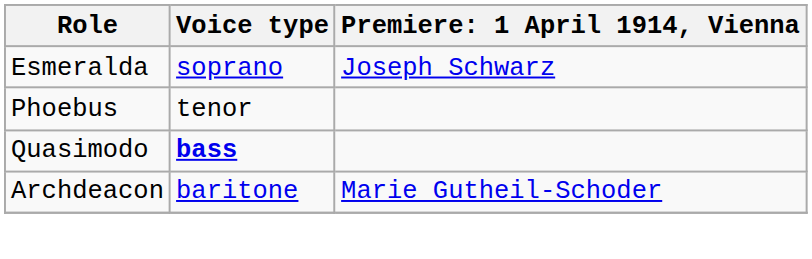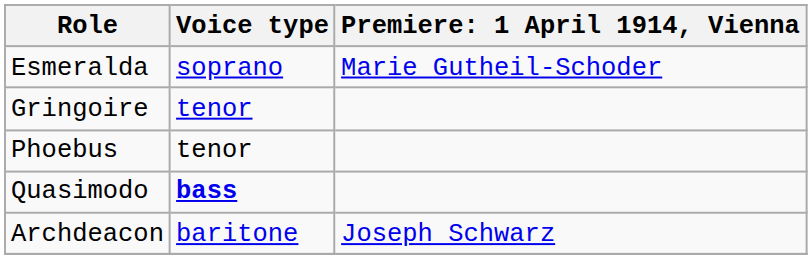(448, 67) Joseph Schwarz -> (502, 67) Marie Gutheil-Schoder
+ row: (80, 109)
(502, 192) Marie Gutheil-Schoder -> (448, 233) Joseph Schwarz
